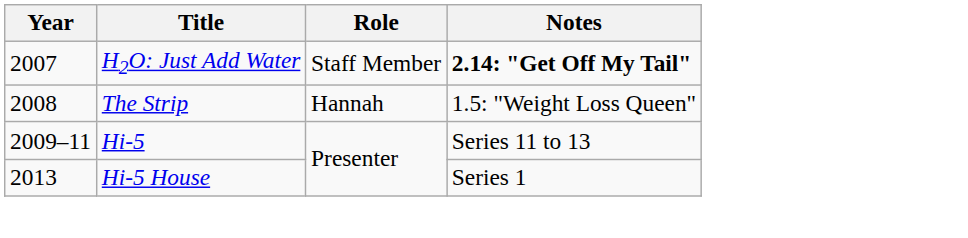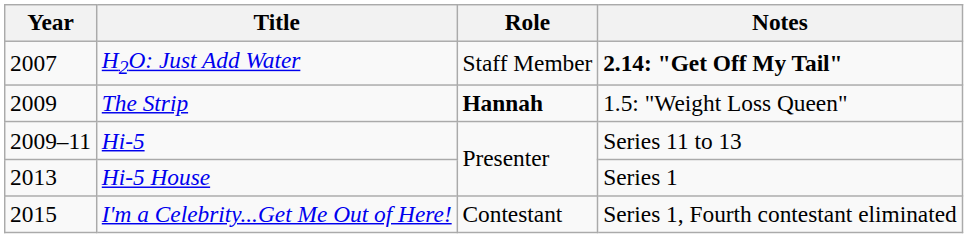(33, 103) 2008 -> (33, 103) 2009
(347, 103) normal -> (503, 103) bold
+ row: (277, 214)
